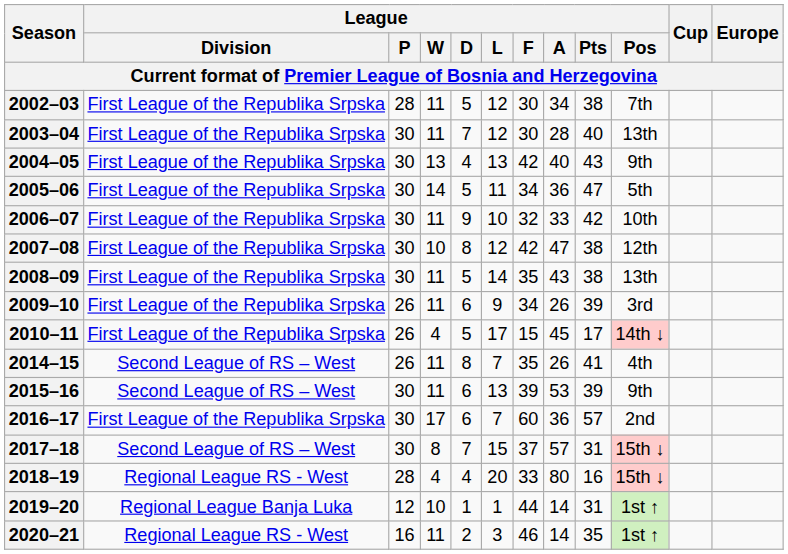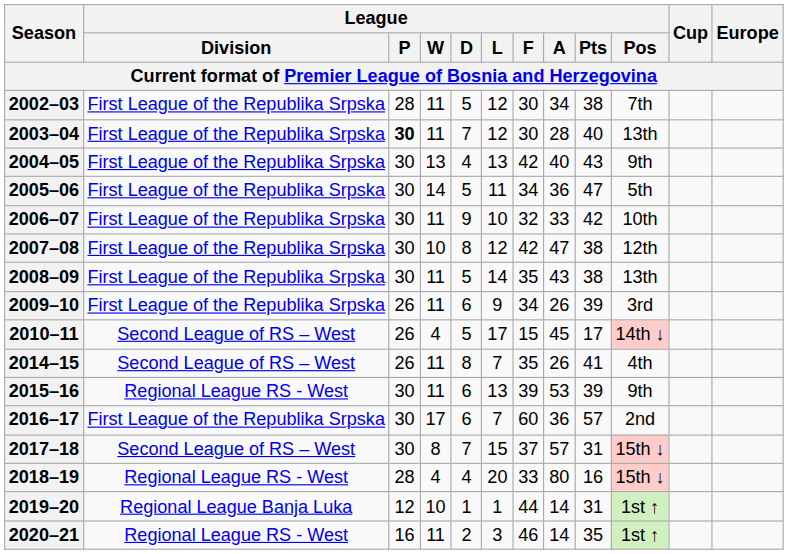(405, 133) normal -> (405, 133) bold
(236, 334) First League of the Republika Srpska -> (236, 334) Second League of RS – West
(236, 391) Second League of RS – West -> (236, 391) Regional League RS - West
